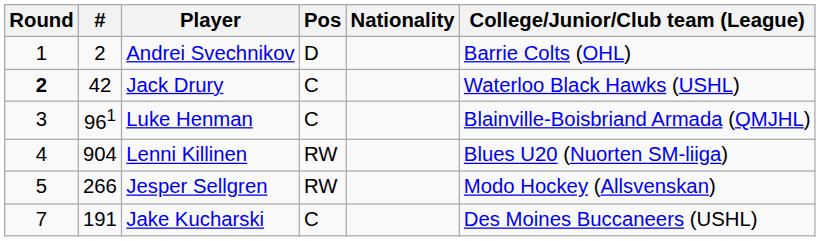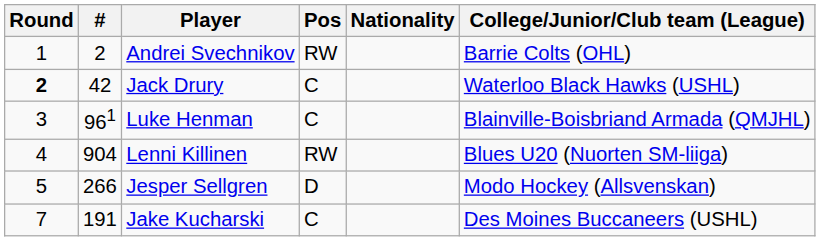(311, 52) D -> (321, 52) RW
(321, 187) RW -> (311, 187) D
